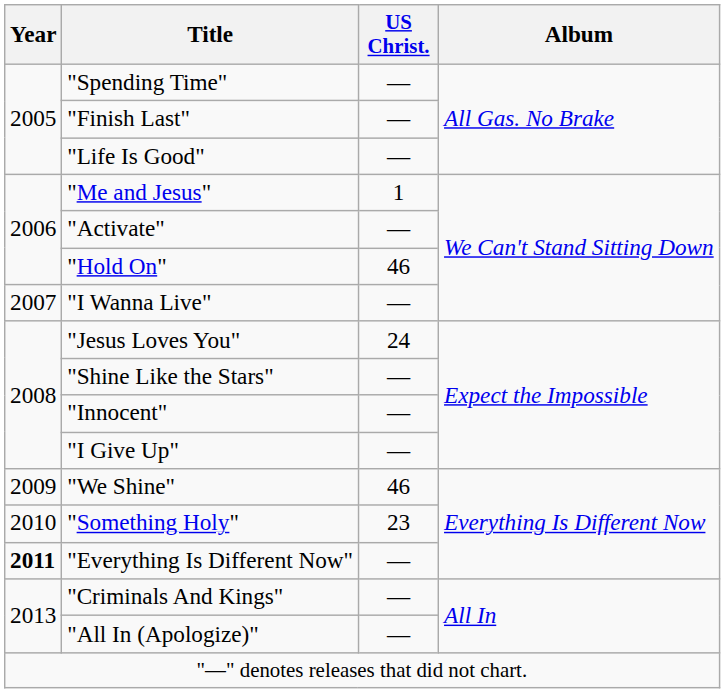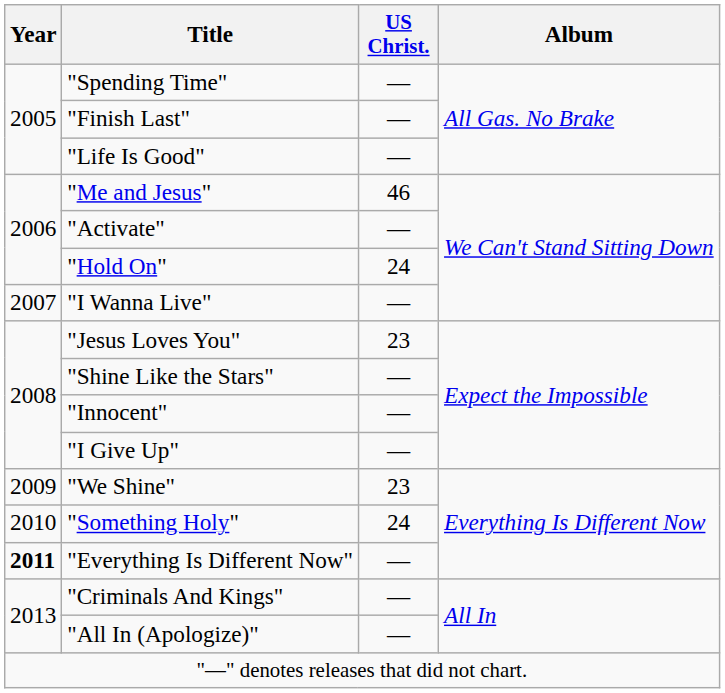(399, 192) 1 -> (399, 192) 46
(399, 265) 46 -> (399, 265) 24
(399, 339) 24 -> (399, 339) 23
(399, 486) 46 -> (399, 486) 23
(399, 523) 23 -> (399, 523) 24
